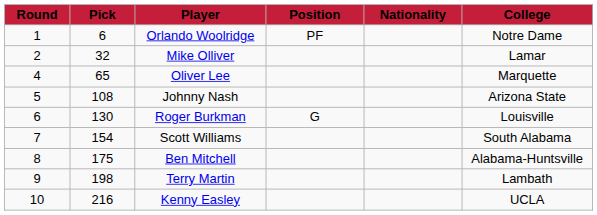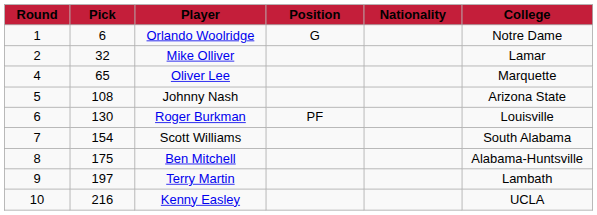(315, 35) PF -> (315, 35) G
(315, 117) G -> (315, 117) PF
(102, 179) 198 -> (102, 179) 197
